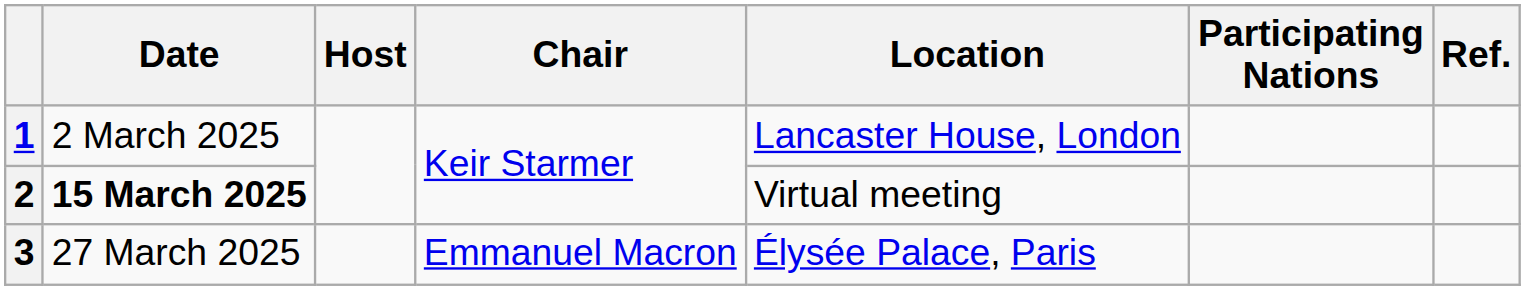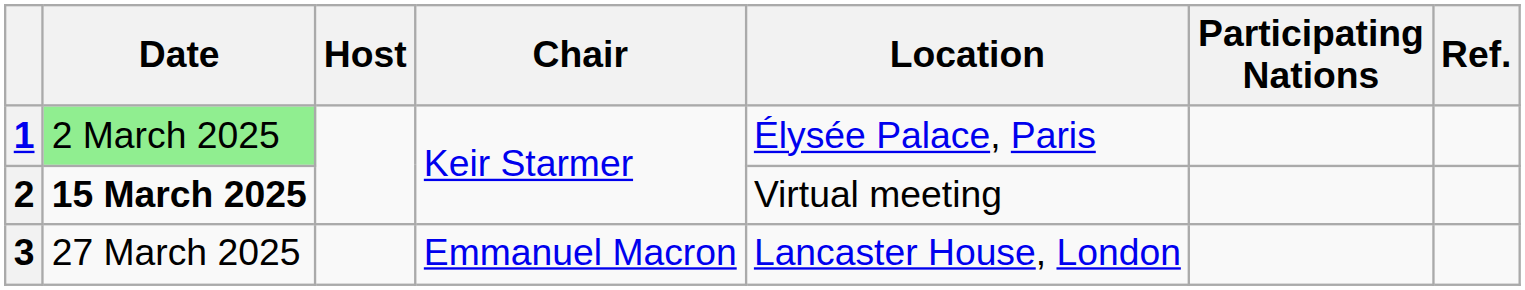(166, 135) no background -> (166, 135) lightgreen background
(967, 135) Lancaster House, London -> (925, 135) Élysée Palace, Paris
(925, 253) Élysée Palace, Paris -> (967, 253) Lancaster House, London
